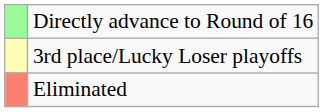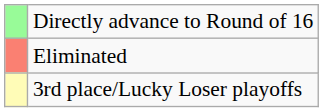rows swapped: (168, 55) <-> (80, 89)
